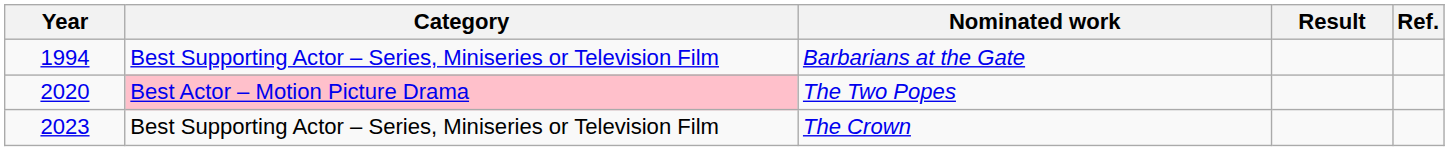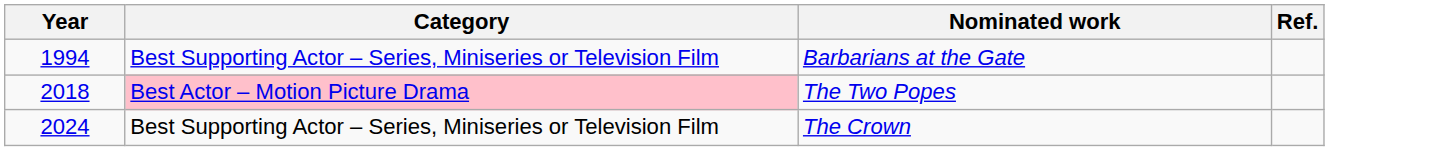- column: (1332, 22)
(65, 92) 2020 -> (65, 92) 2018
(65, 127) 2023 -> (65, 127) 2024
